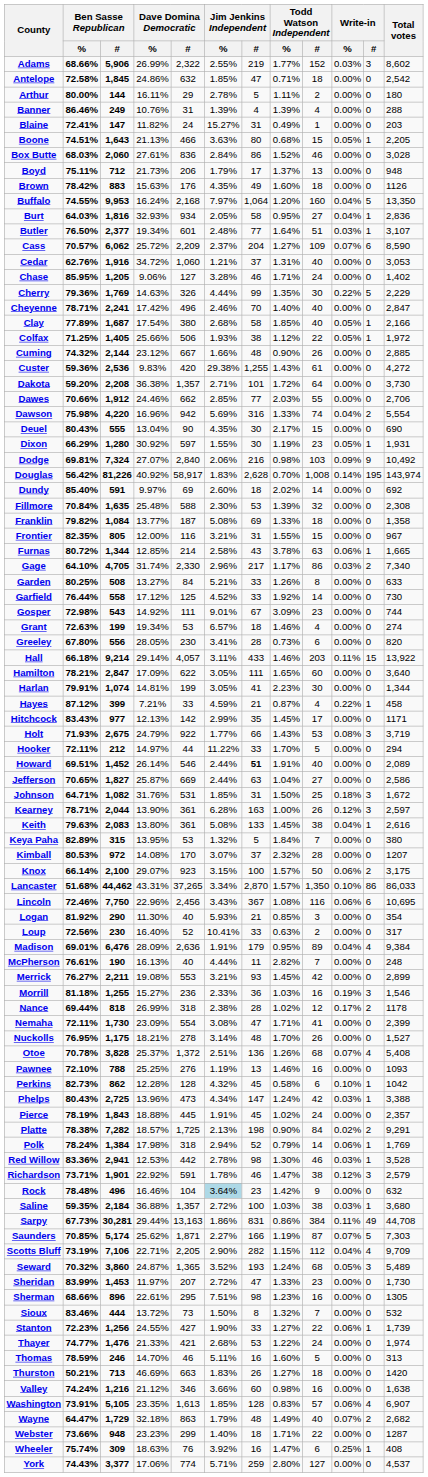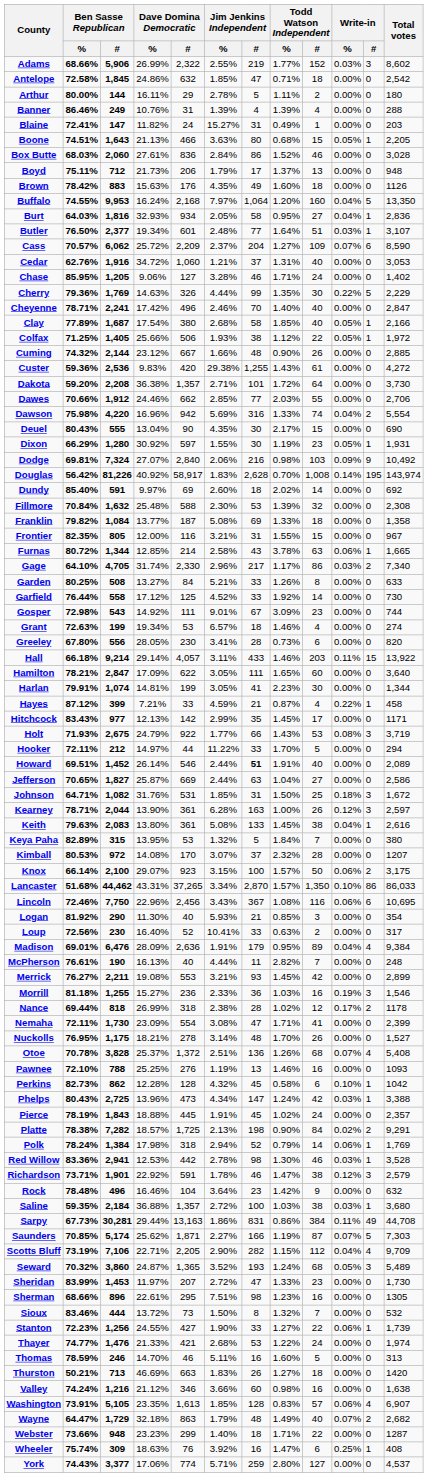(117, 505) 1,635 -> (117, 505) 1,632
(223, 1190) lightblue background -> (223, 1190) no background
